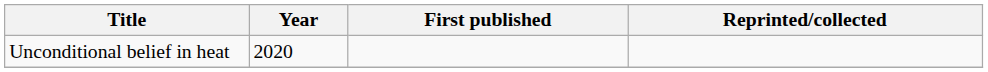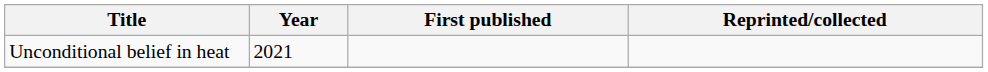(273, 51) 2020 -> (273, 51) 2021
